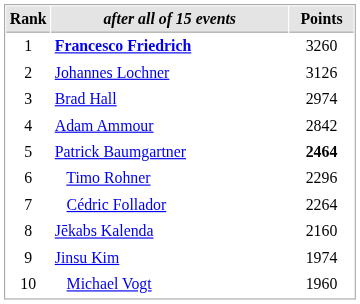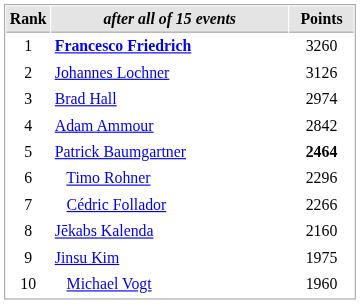(322, 205) 2264 -> (322, 205) 2266
(322, 258) 1974 -> (322, 258) 1975
